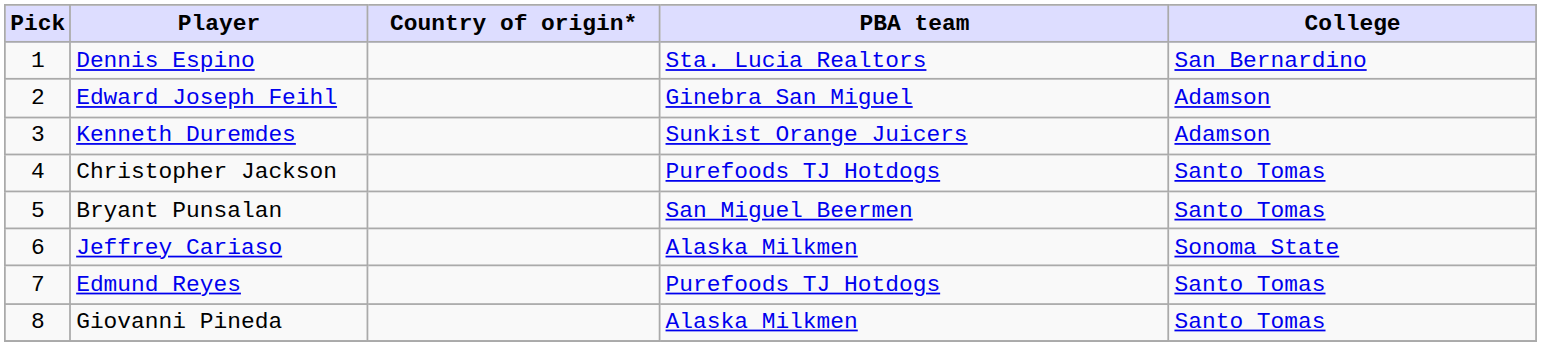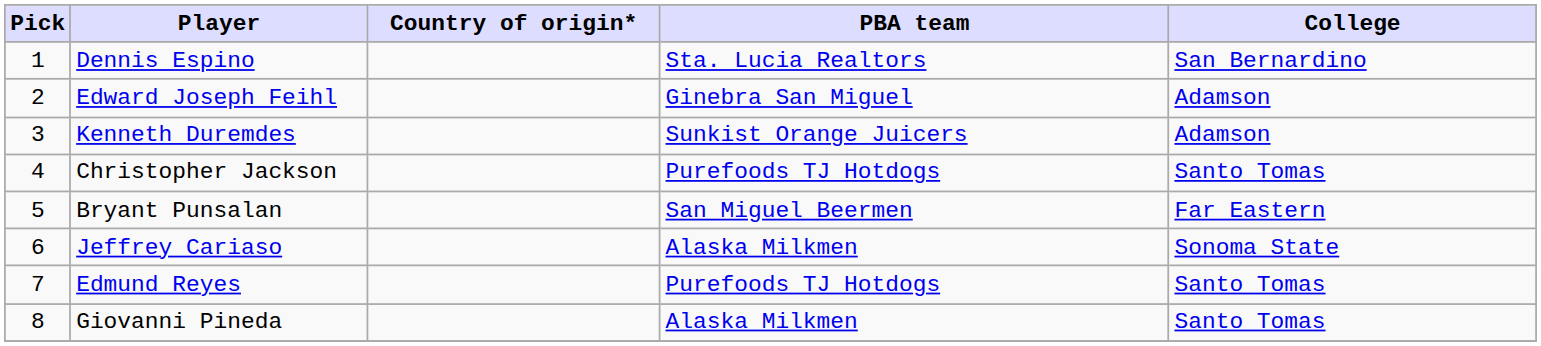(1250, 210) Santo Tomas -> (1250, 210) Far Eastern
